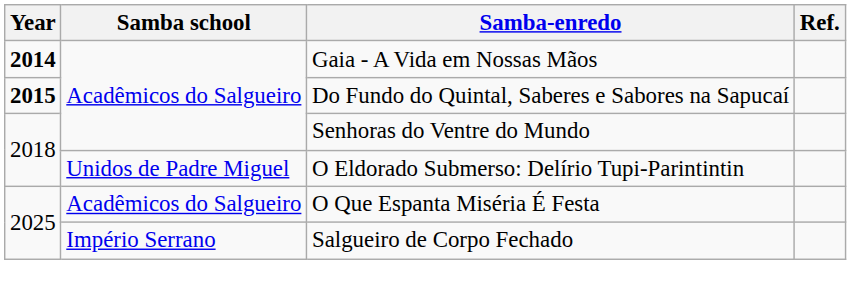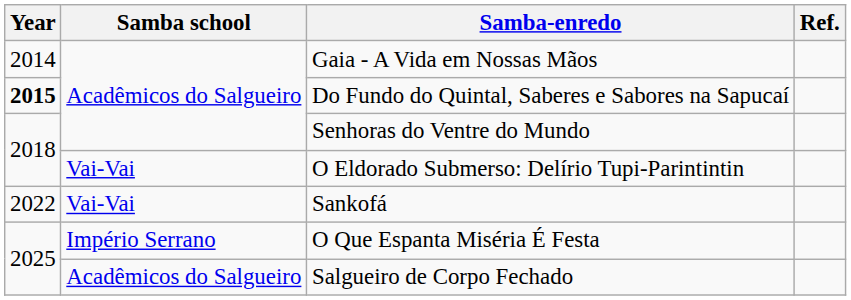(33, 58) bold -> (33, 58) normal
(178, 167) Unidos de Padre Miguel -> (101, 167) Vai-Vai
+ row: (349, 204)
(184, 204) Acadêmicos do Salgueiro -> (141, 240) Império Serrano
(141, 240) Império Serrano -> (184, 276) Acadêmicos do Salgueiro
